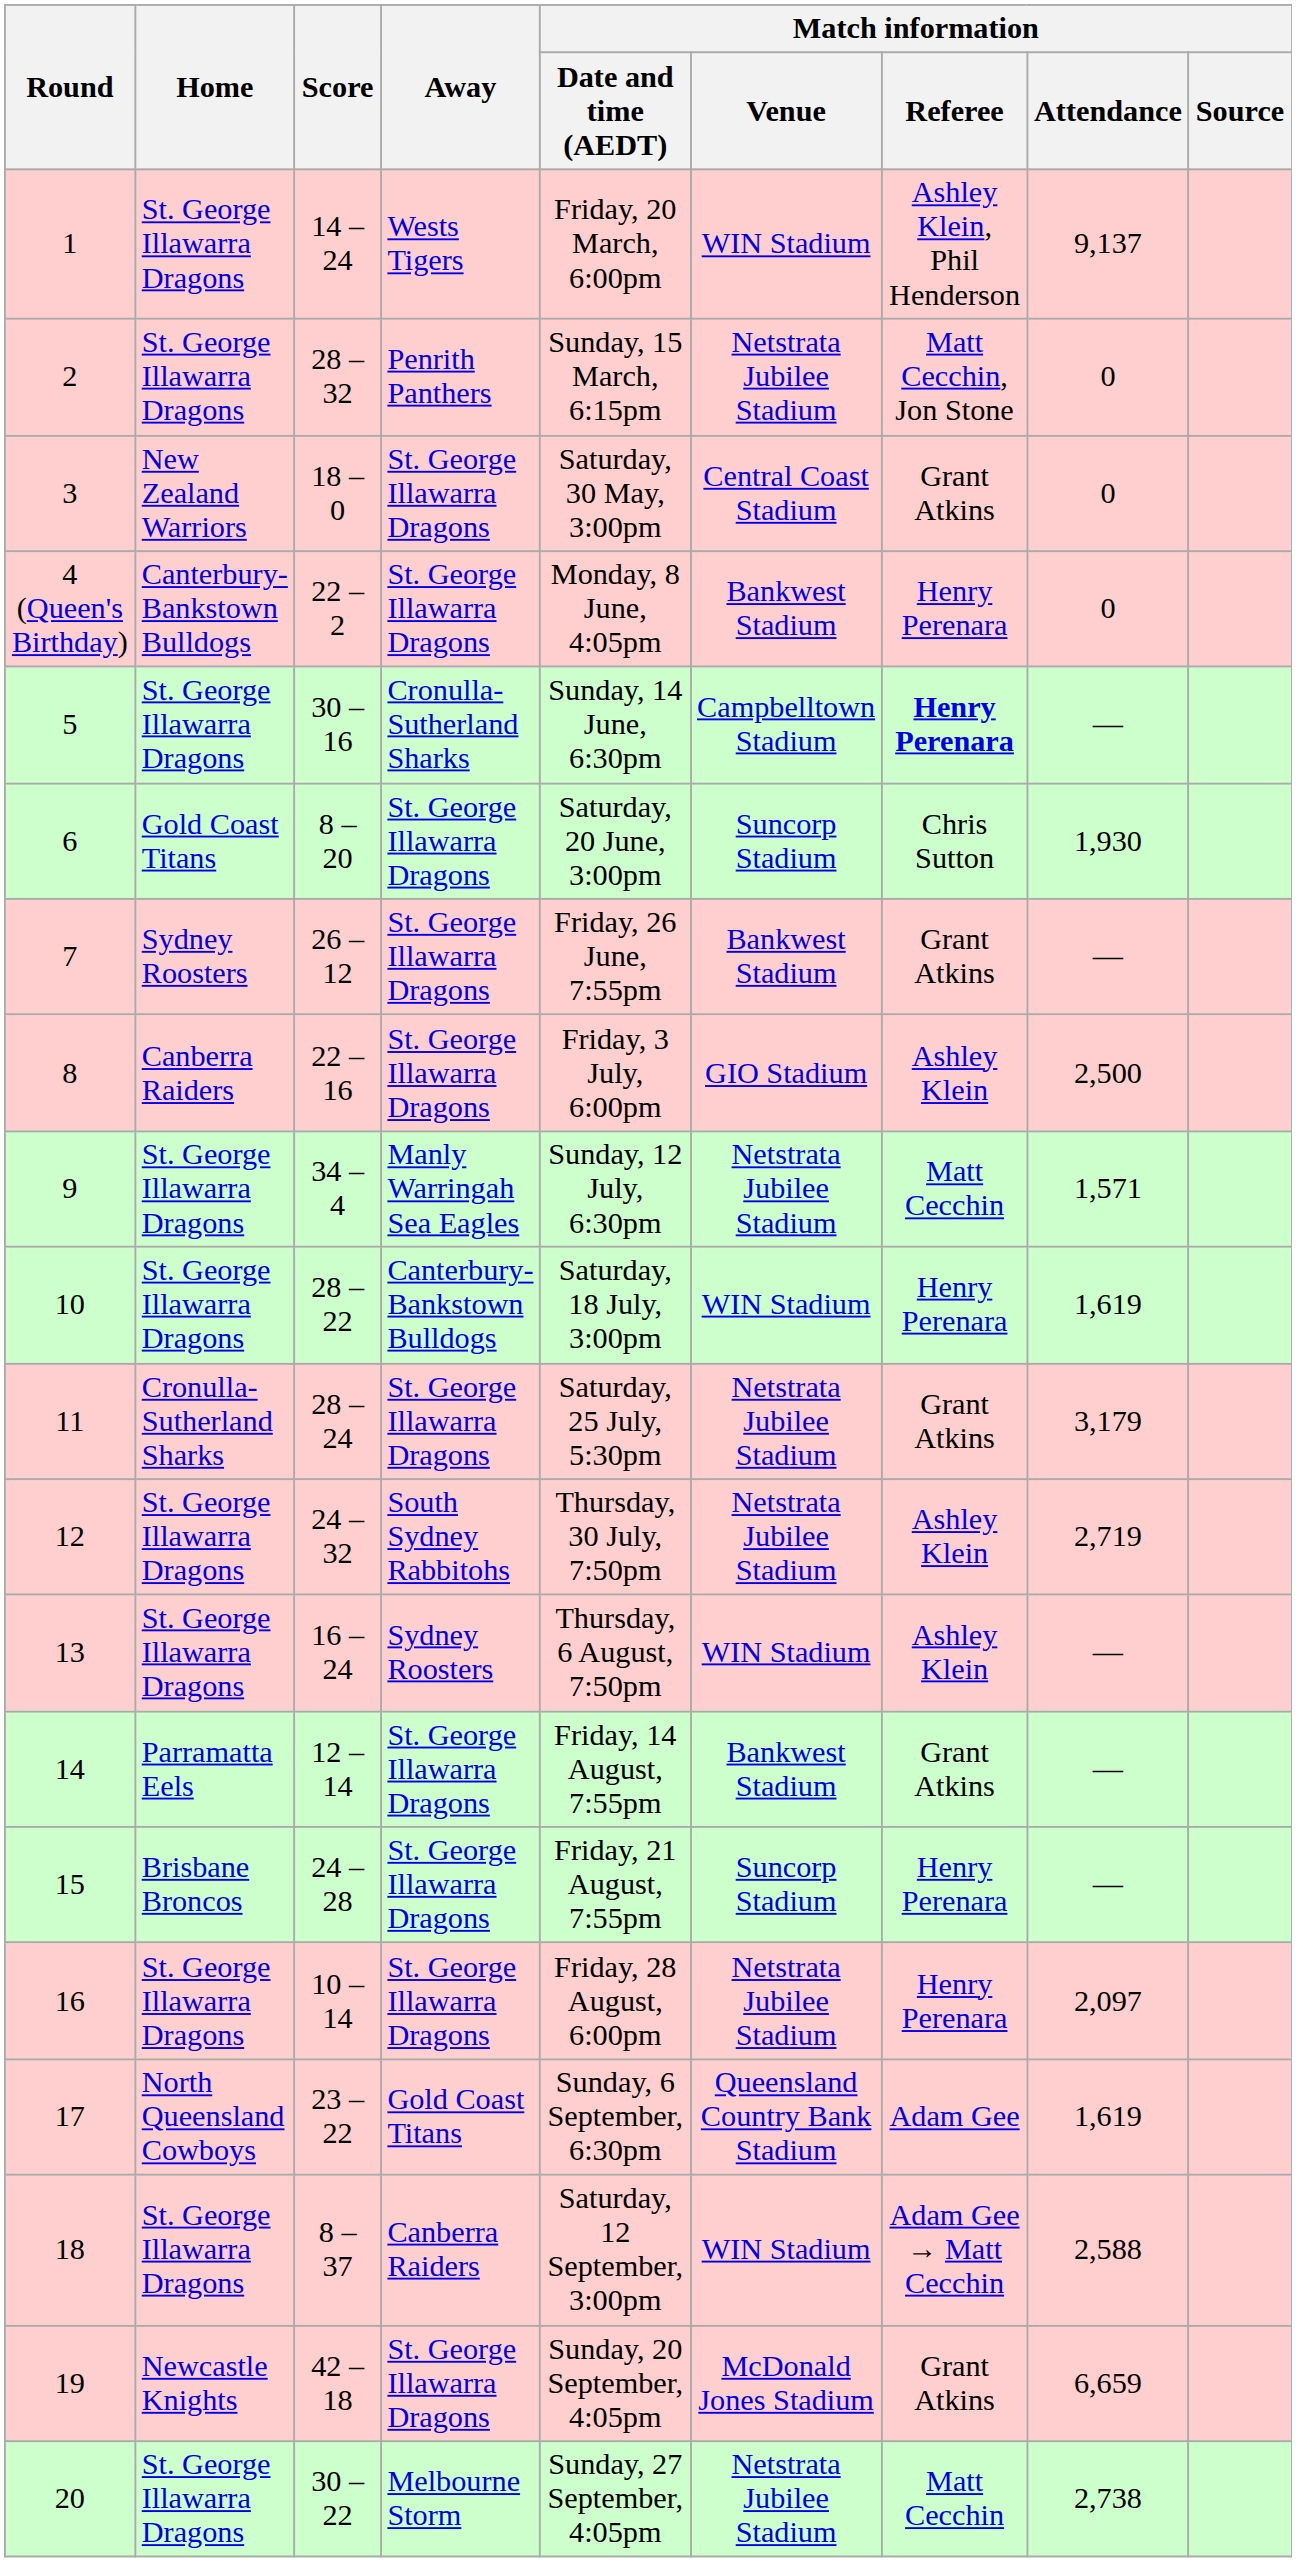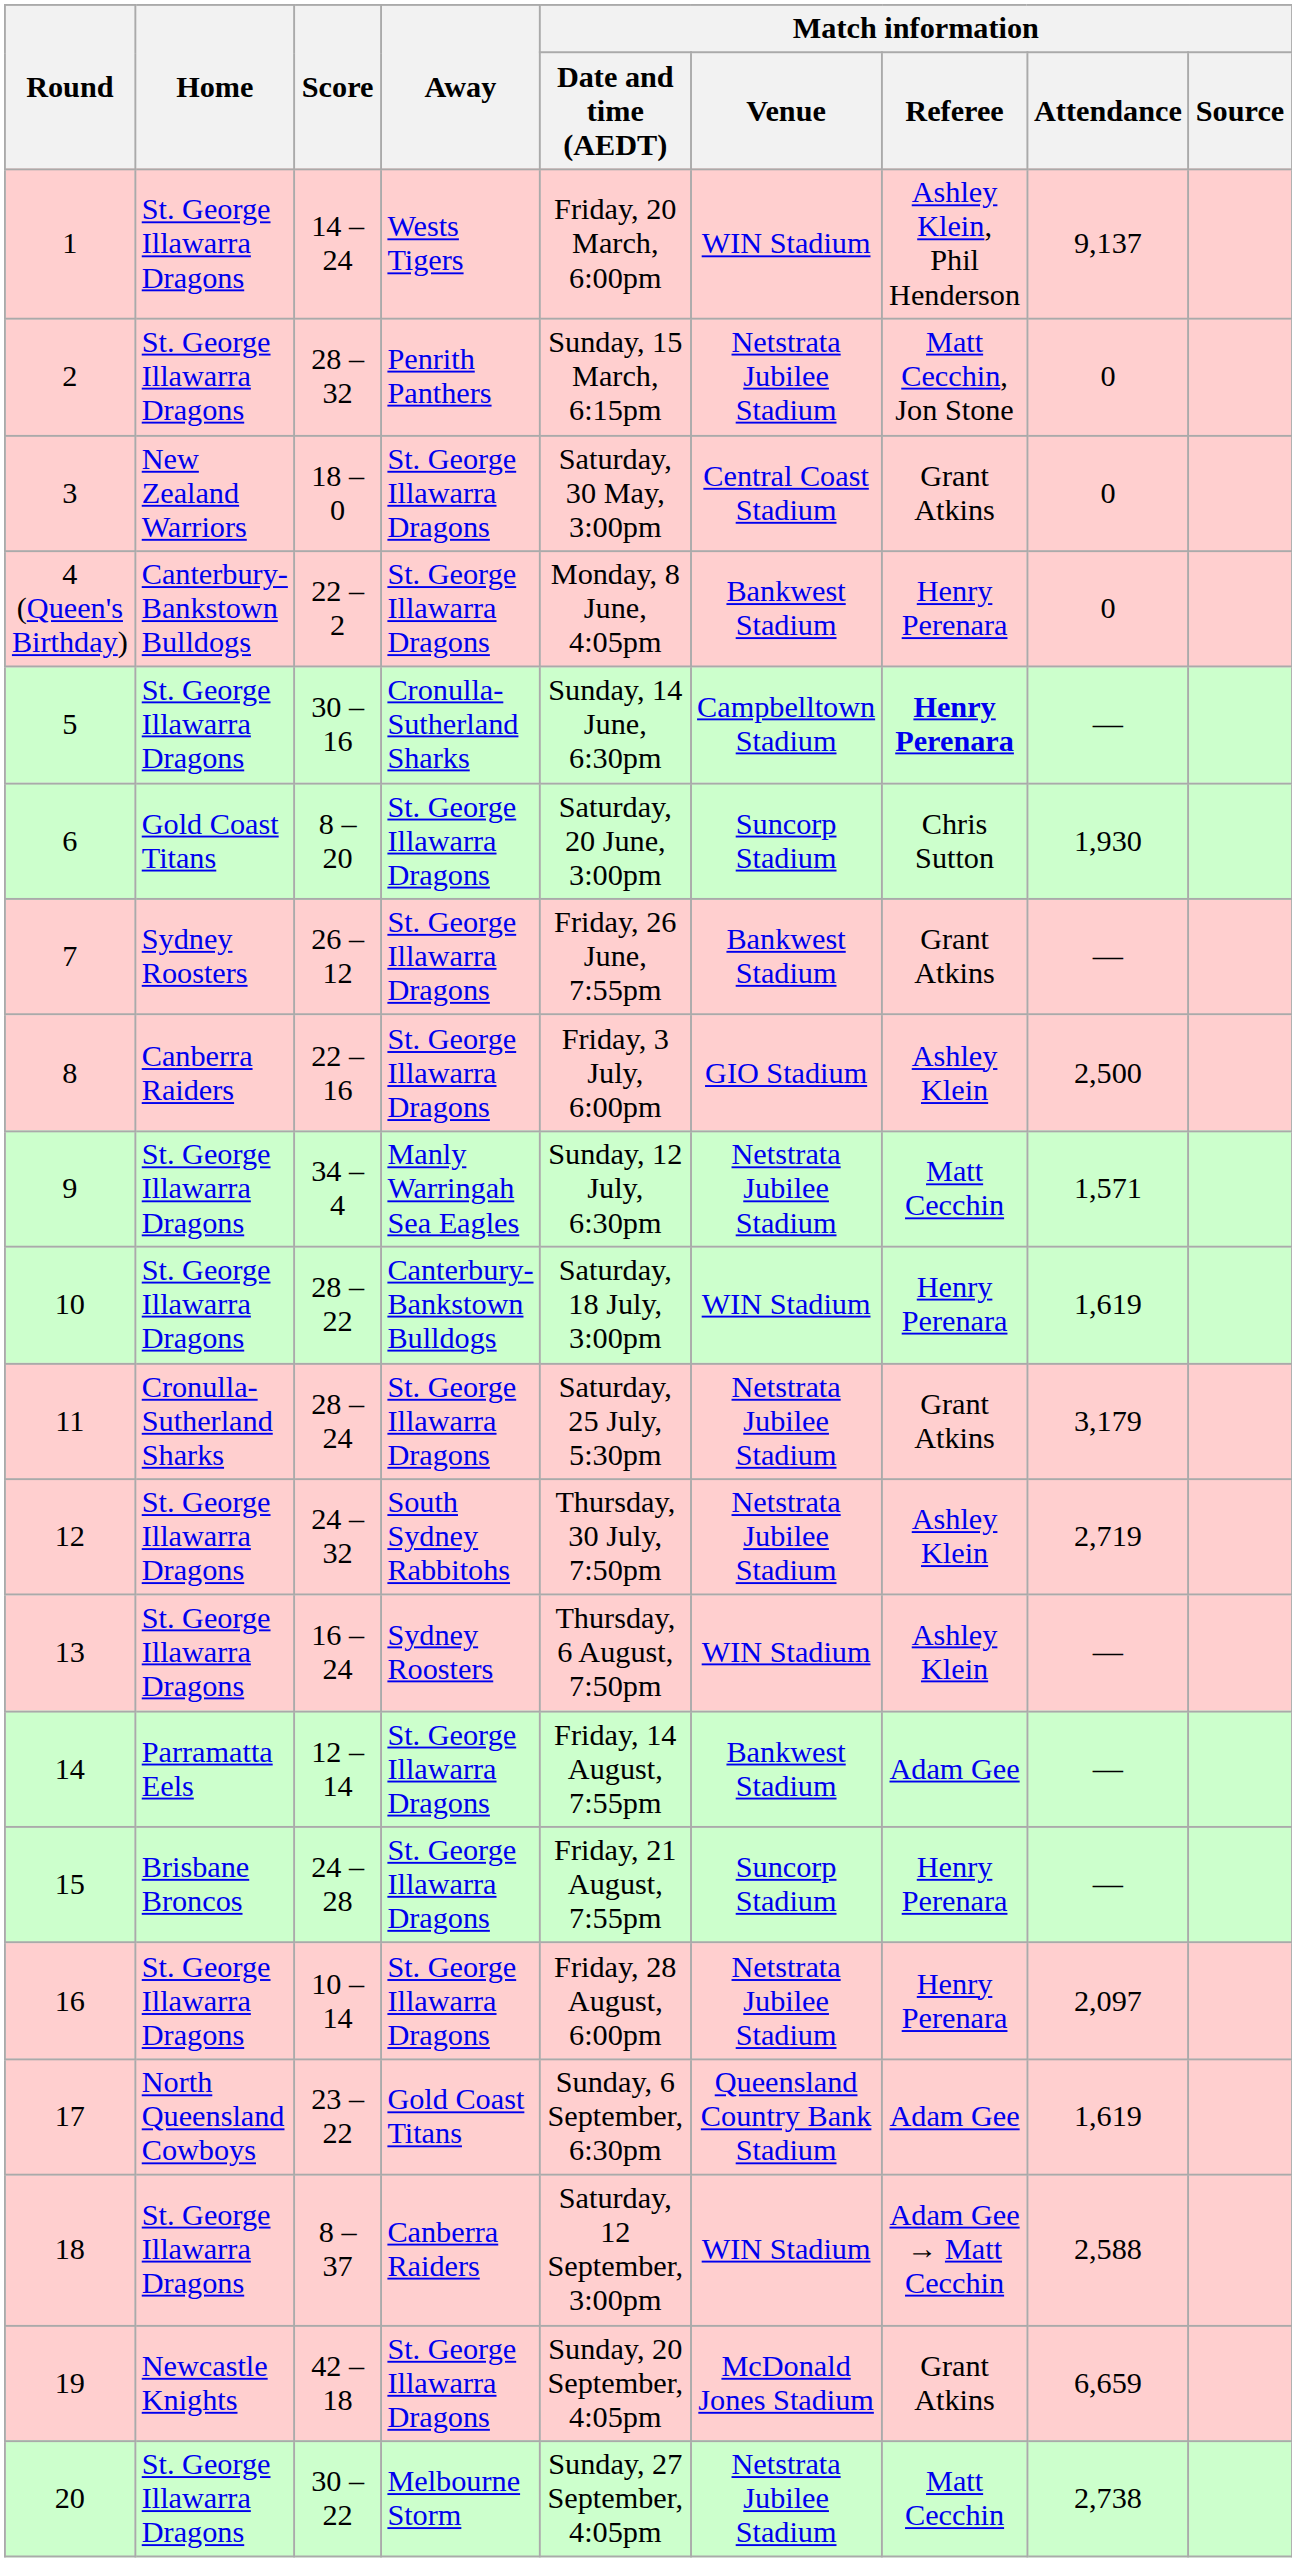(955, 1768) Grant Atkins -> (955, 1768) Adam Gee
